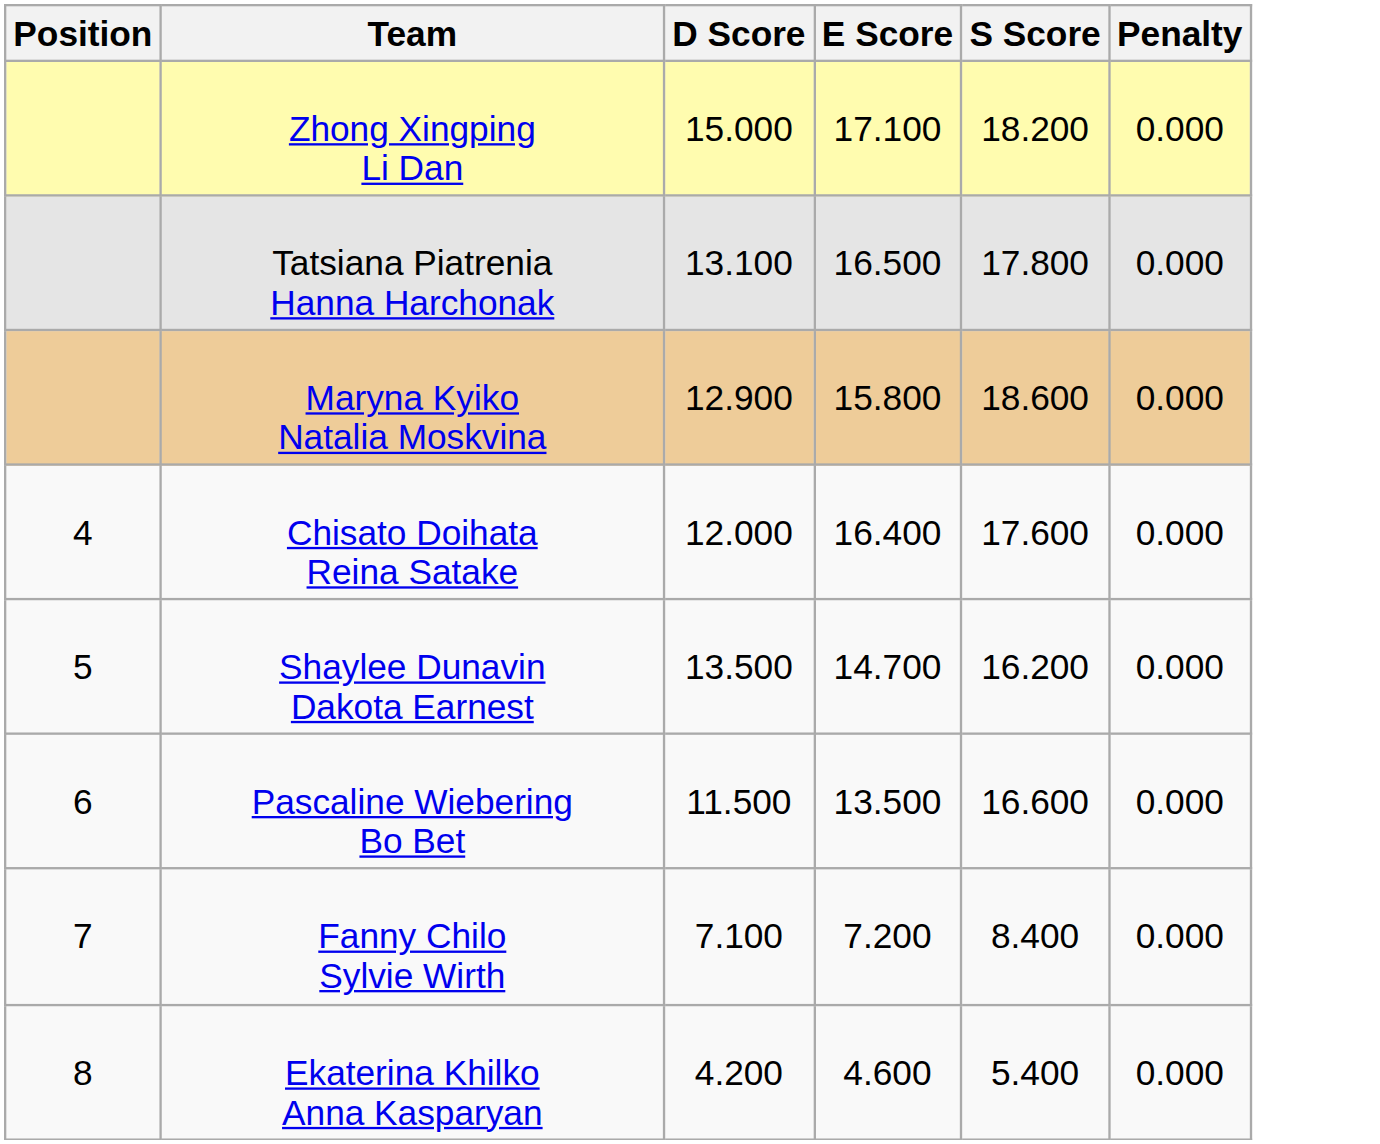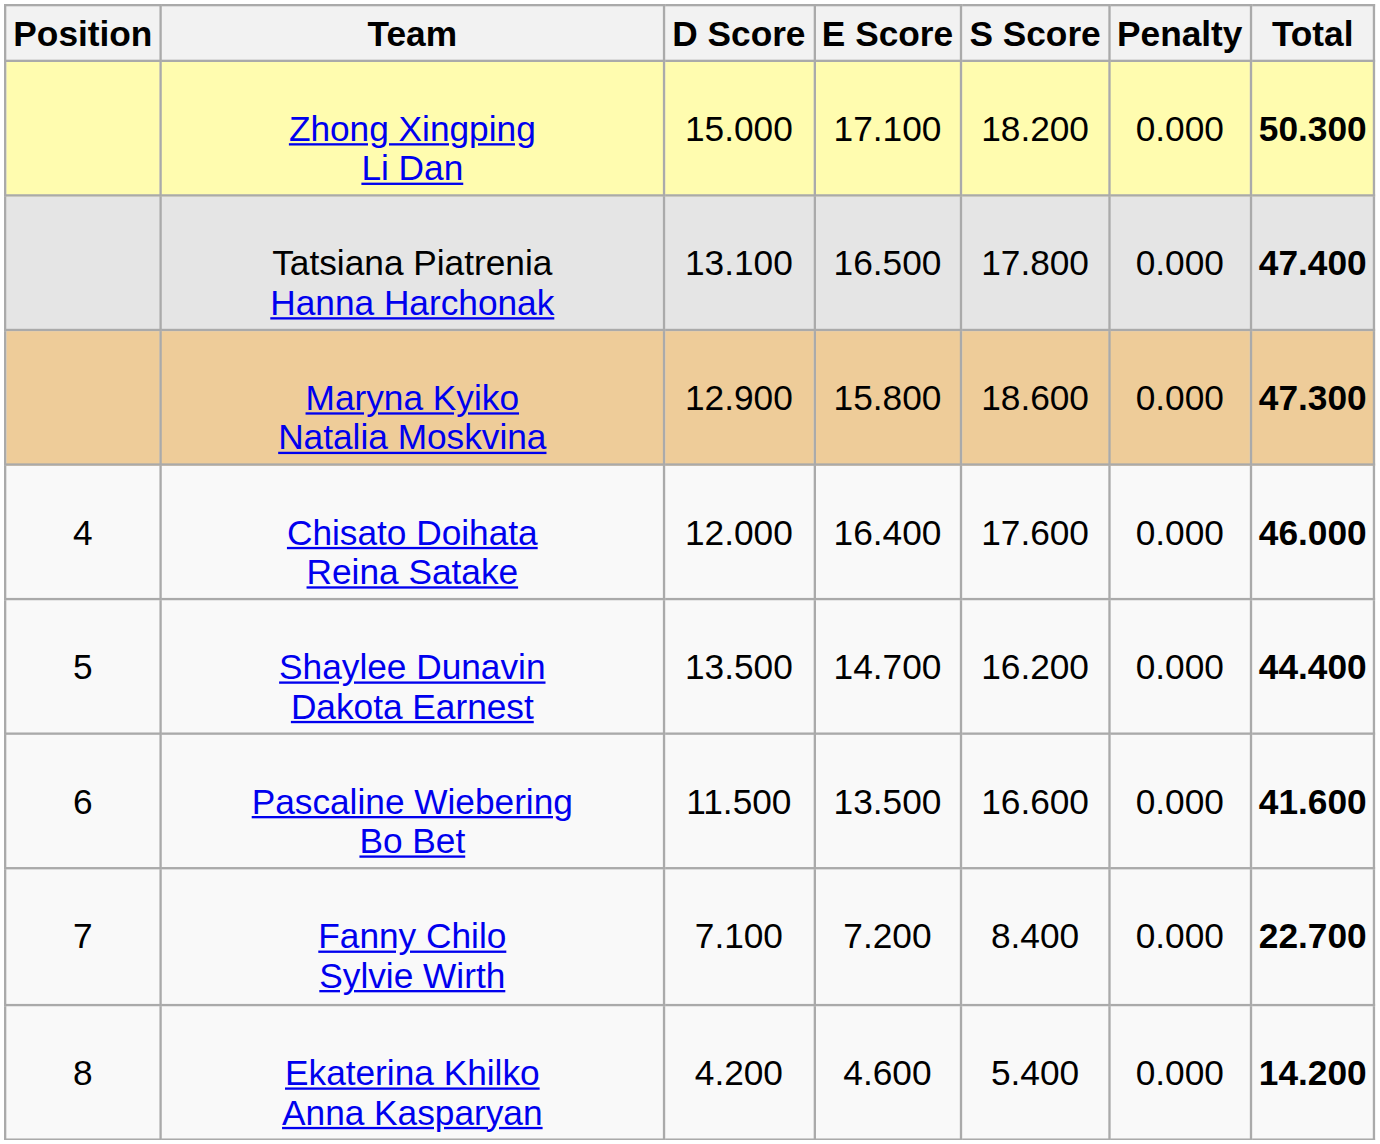+ column: (1313, 33)
